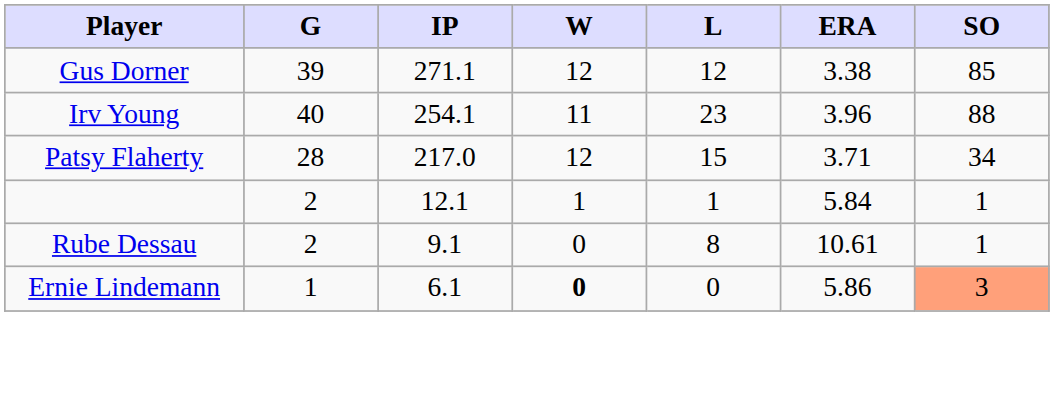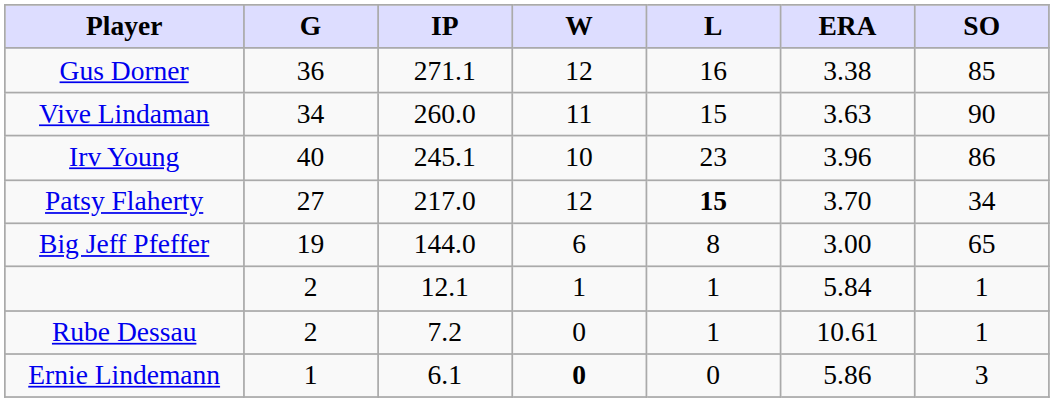(311, 69) 39 -> (311, 69) 36
(713, 69) 12 -> (713, 69) 16
+ row: (124, 113)
(445, 113) 254.1 -> (445, 157) 245.1
(579, 113) 11 -> (579, 157) 10
(982, 113) 88 -> (982, 157) 86
(311, 157) 28 -> (311, 200) 27
(713, 157) normal -> (713, 200) bold
(847, 157) 3.71 -> (847, 200) 3.70
+ row: (124, 244)
(445, 244) 9.1 -> (445, 331) 7.2
(713, 244) 8 -> (713, 331) 1
(982, 288) lightsalmon background -> (982, 375) no background
